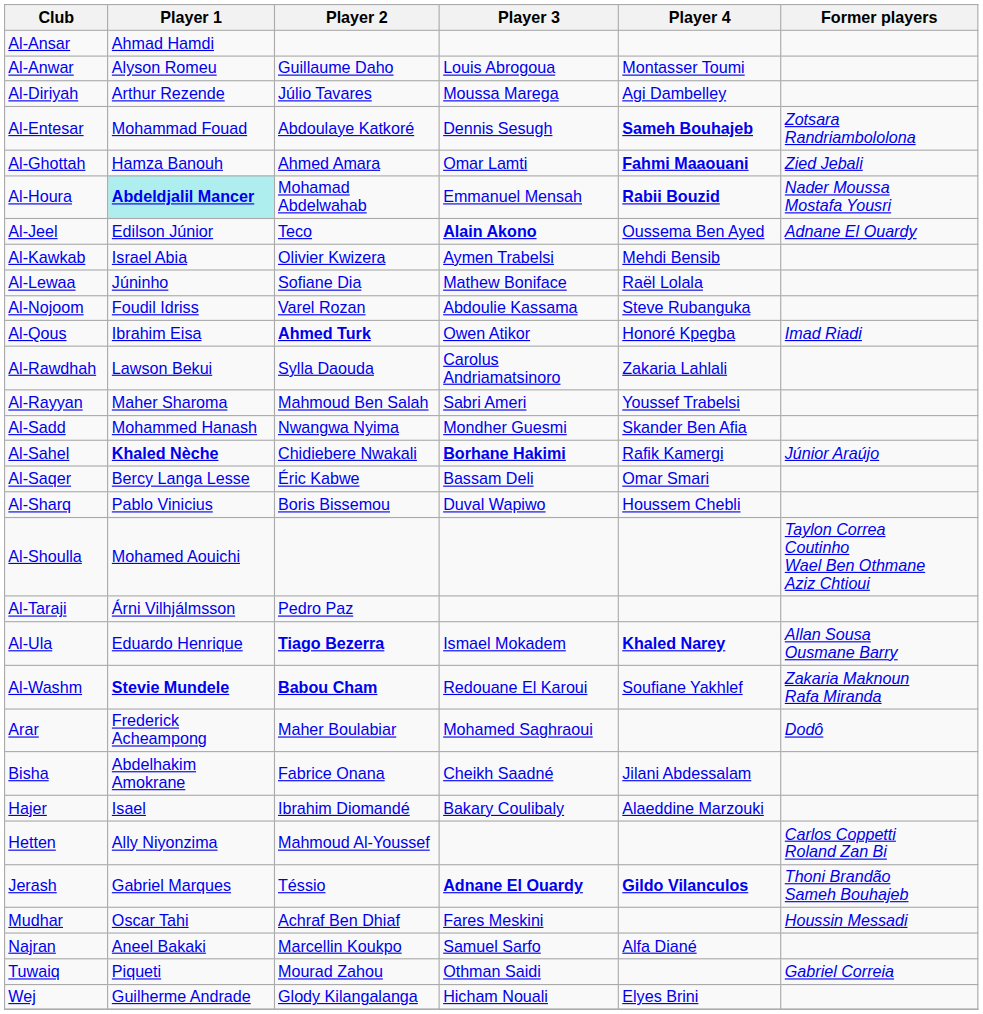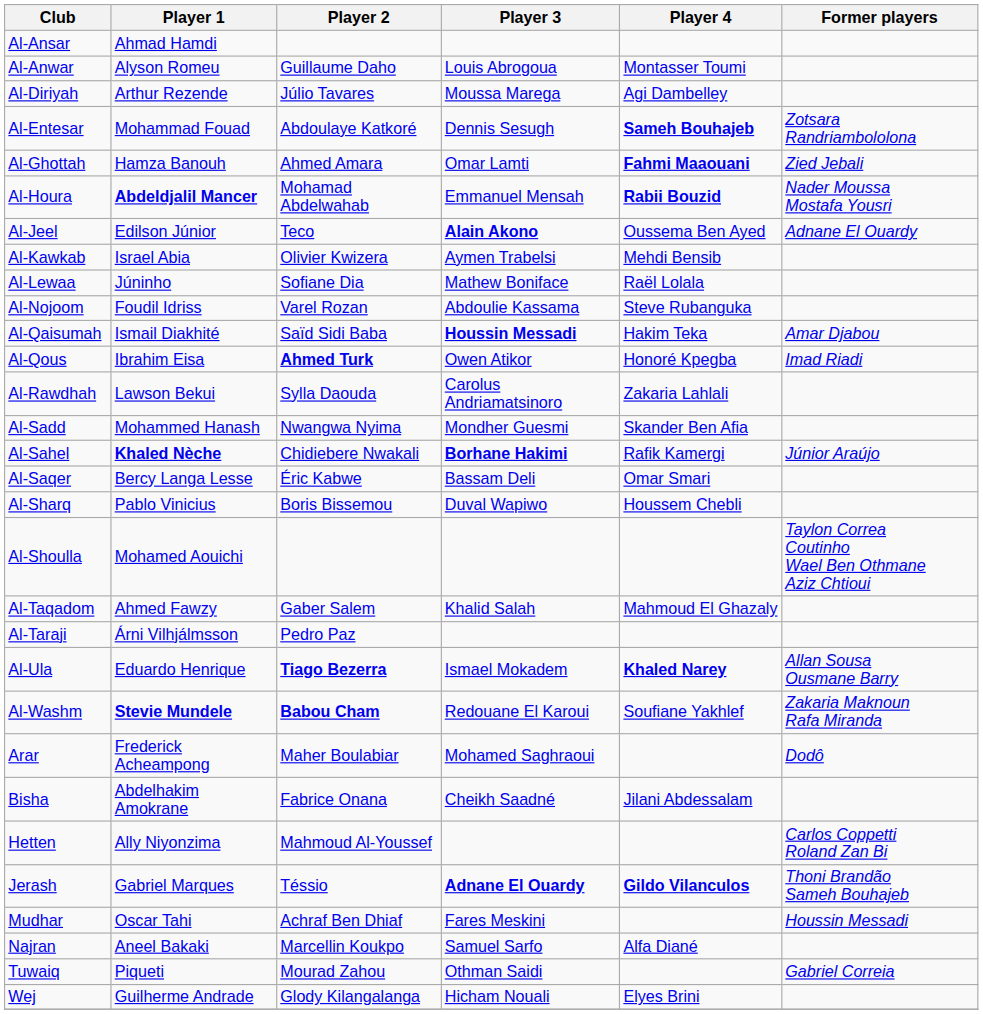(183, 197) paleturquoise background -> (186, 197) no background
+ row: (55, 334)
- row: (46, 403)
+ row: (51, 609)
- row: (28, 808)
